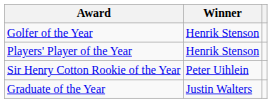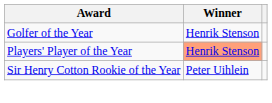(223, 51) no background -> (223, 51) lightsalmon background
- row: (56, 88)
